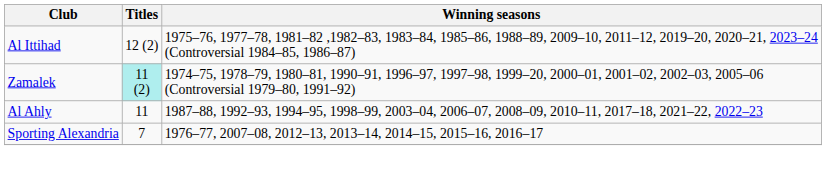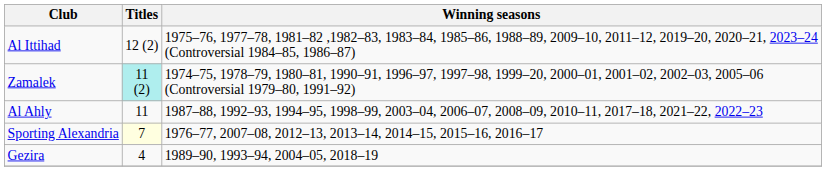(142, 133) no background -> (142, 133) lightyellow background
+ row: (26, 155)
